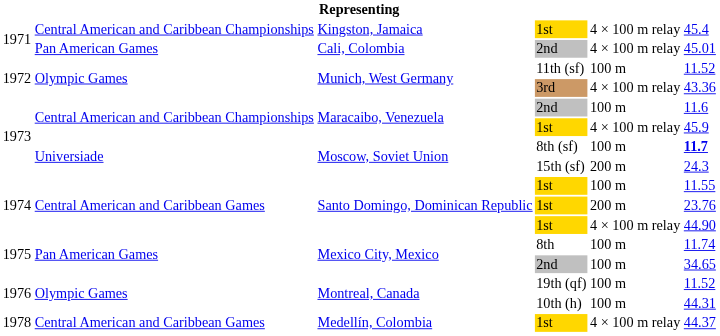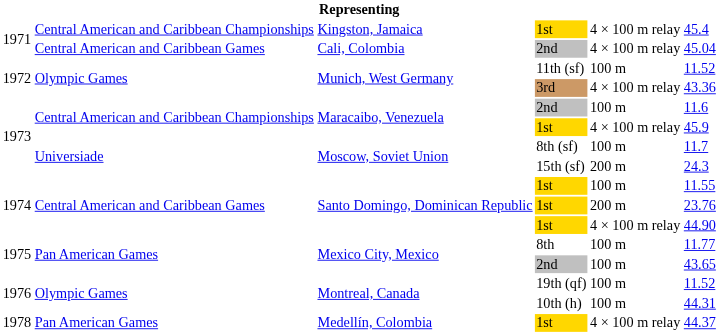(96, 48) Pan American Games -> (150, 48) Central American and Caribbean Games
(700, 48) 45.01 -> (700, 48) 45.04
(696, 146) bold -> (696, 146) normal
(700, 244) 11.74 -> (700, 244) 11.77
(700, 264) 34.65 -> (700, 264) 43.65
(150, 323) Central American and Caribbean Games -> (96, 323) Pan American Games
